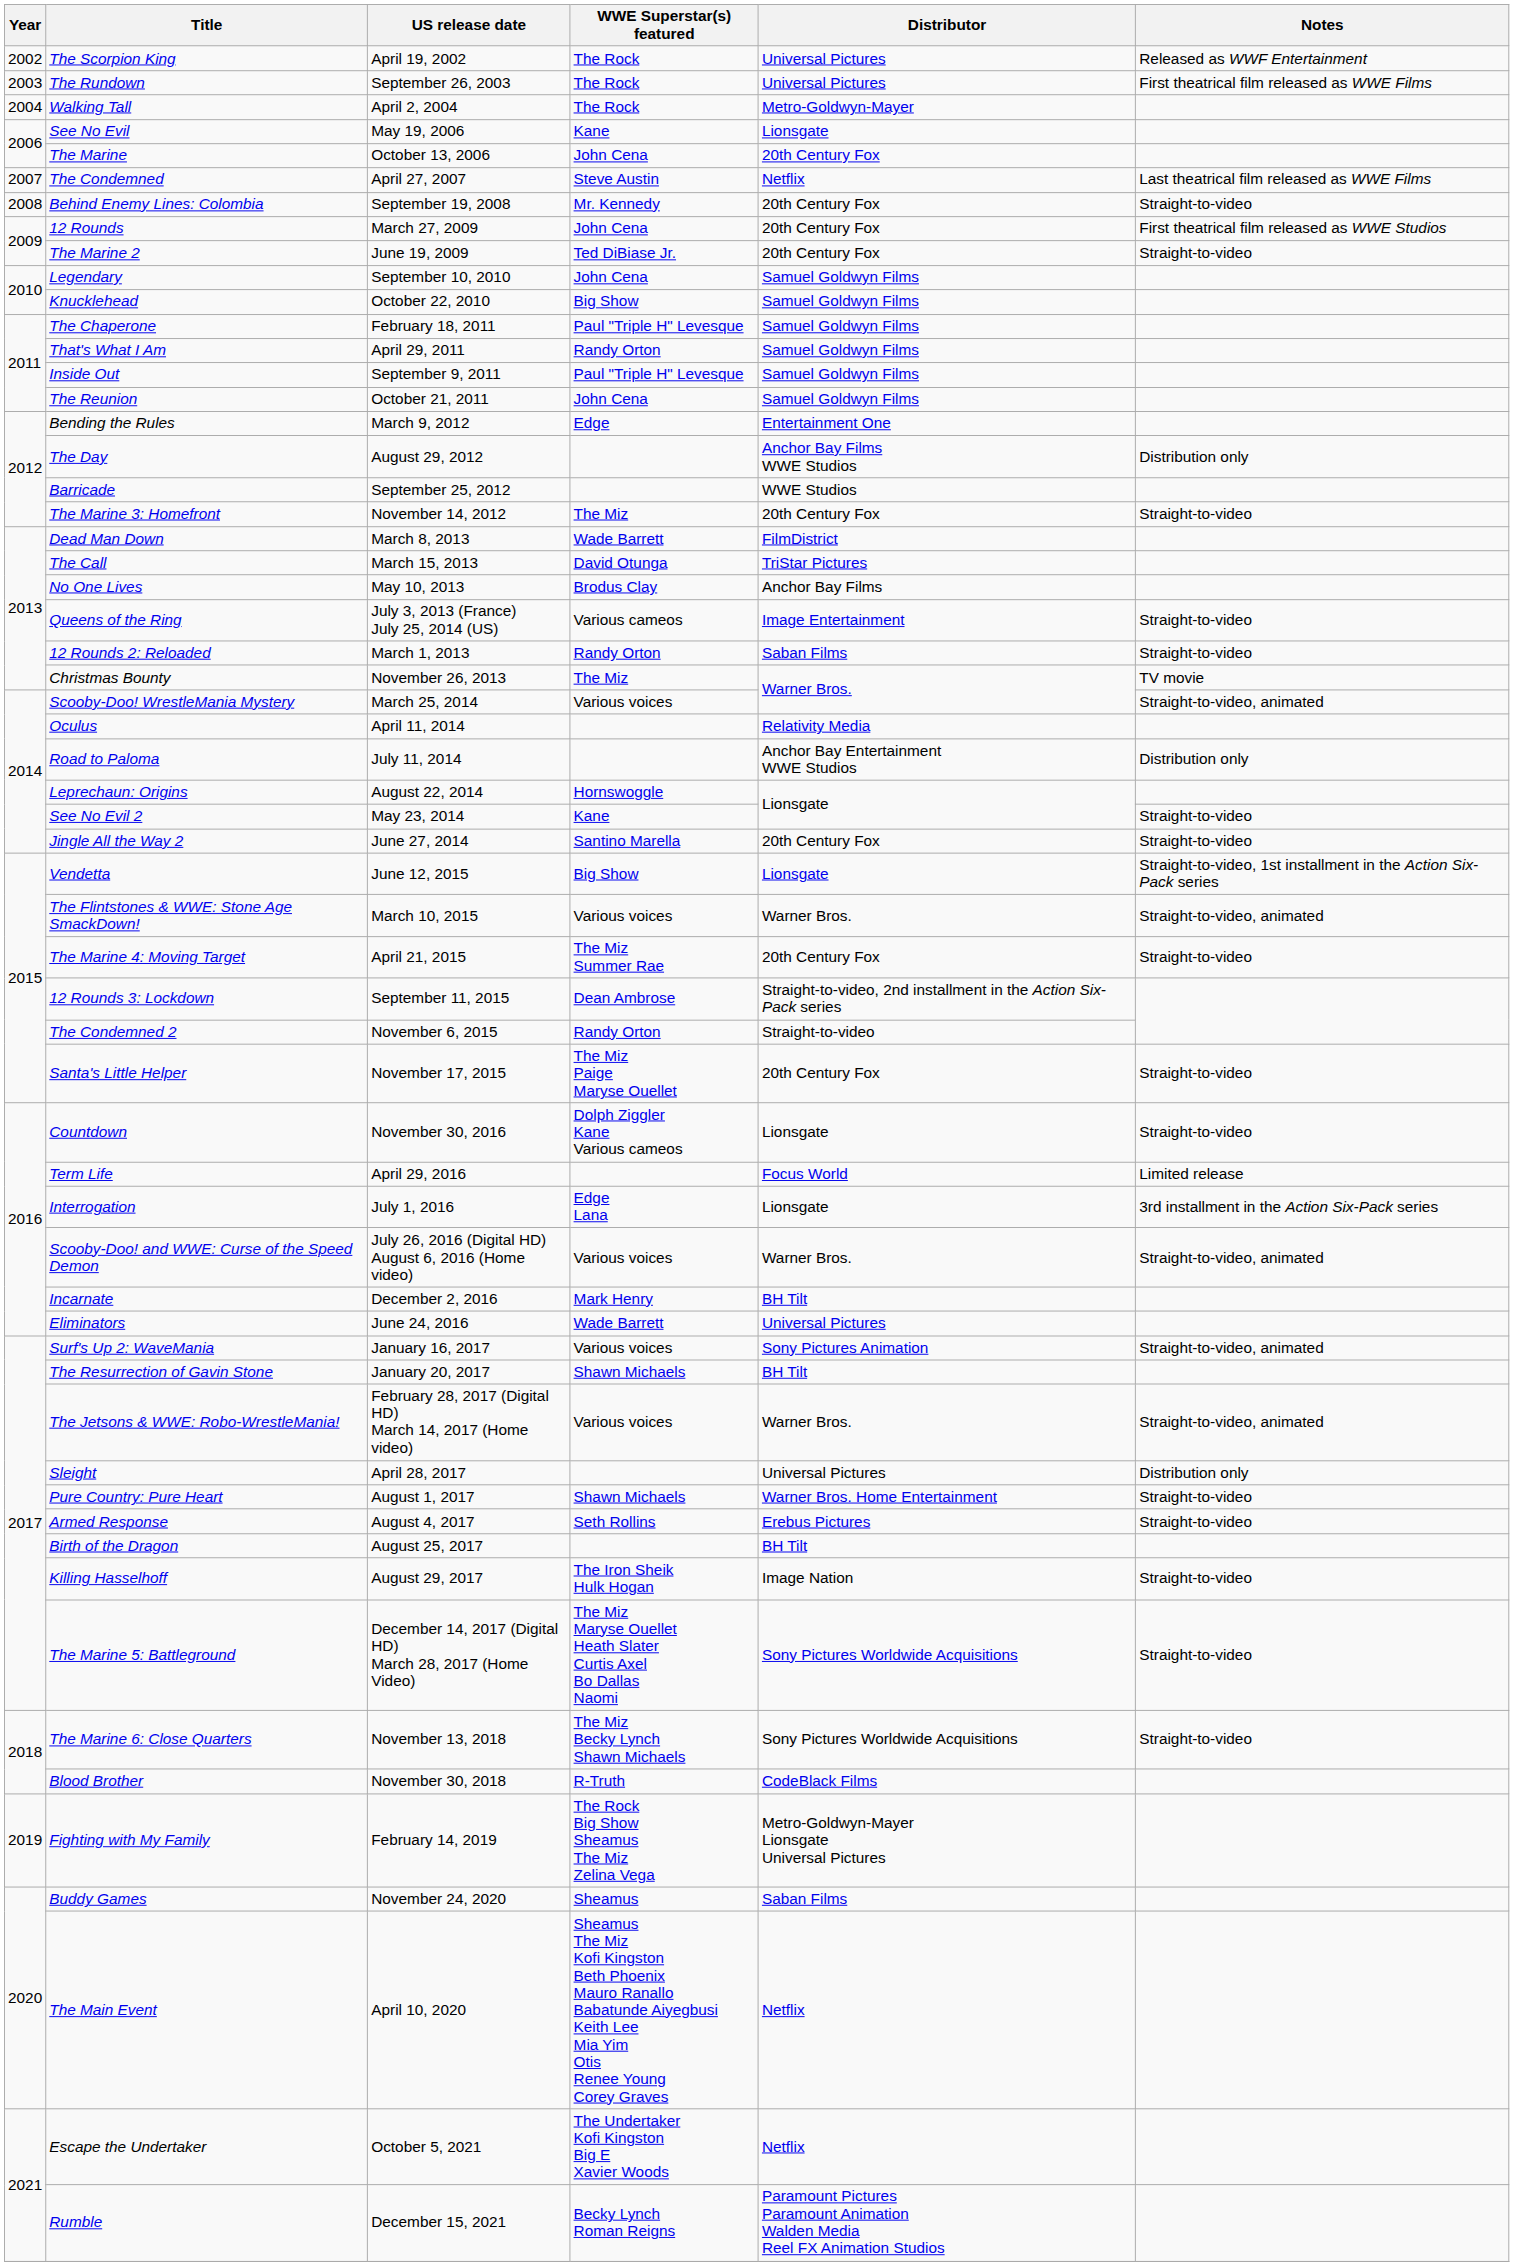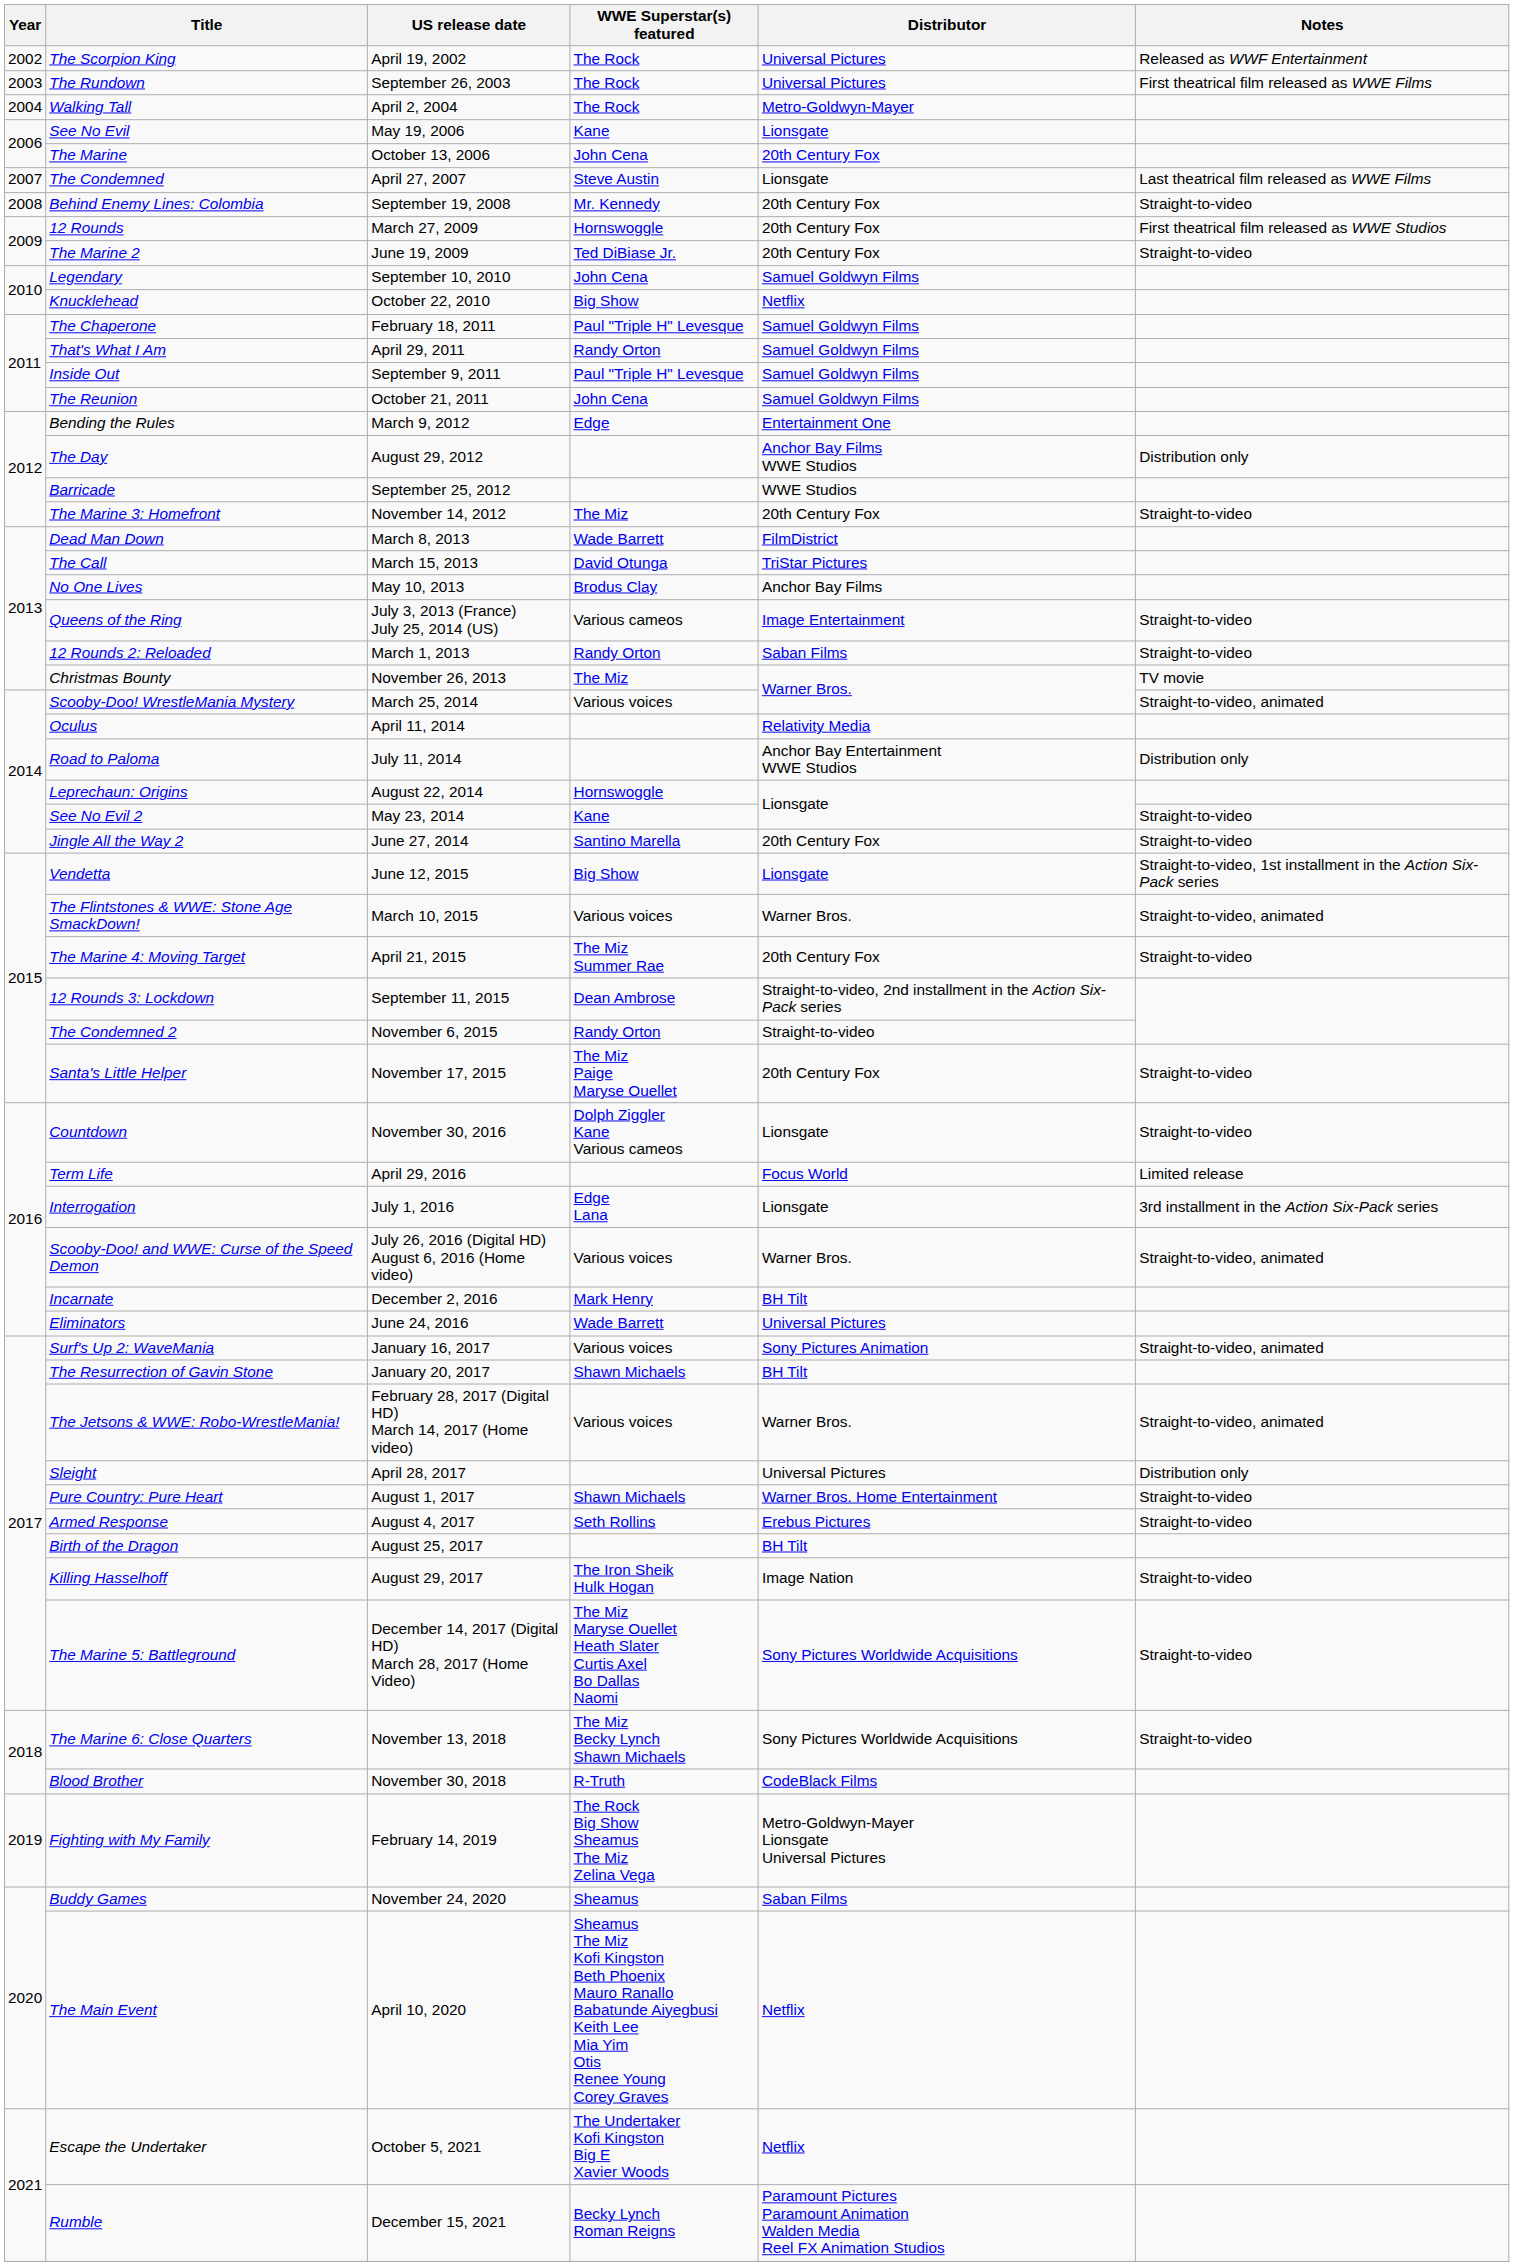(783, 180) Netflix -> (795, 180) Lionsgate
(611, 228) John Cena -> (618, 228) Hornswoggle
(840, 301) Samuel Goldwyn Films -> (783, 301) Netflix
